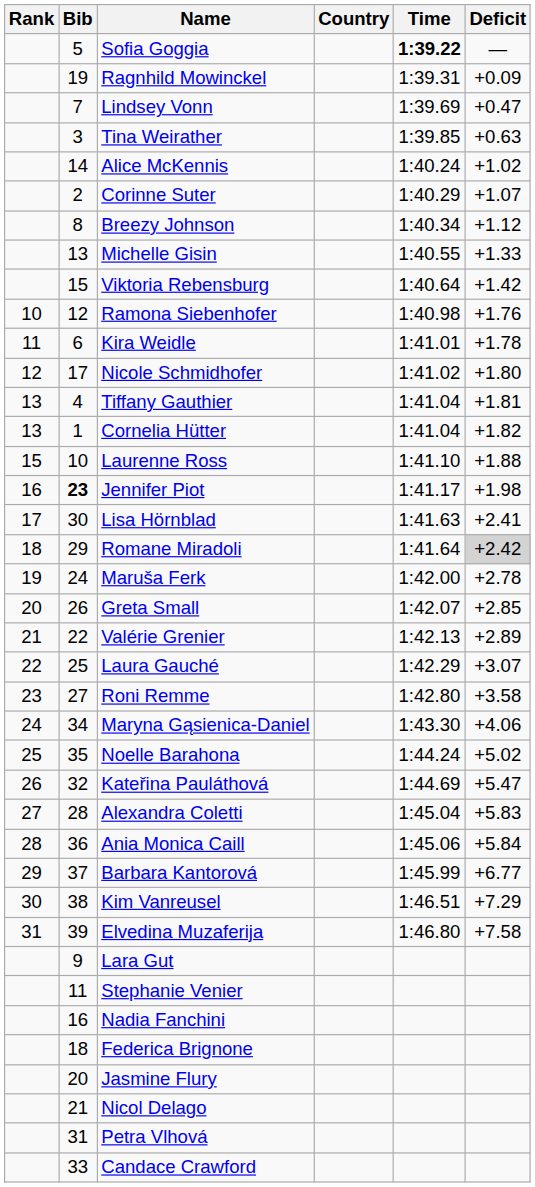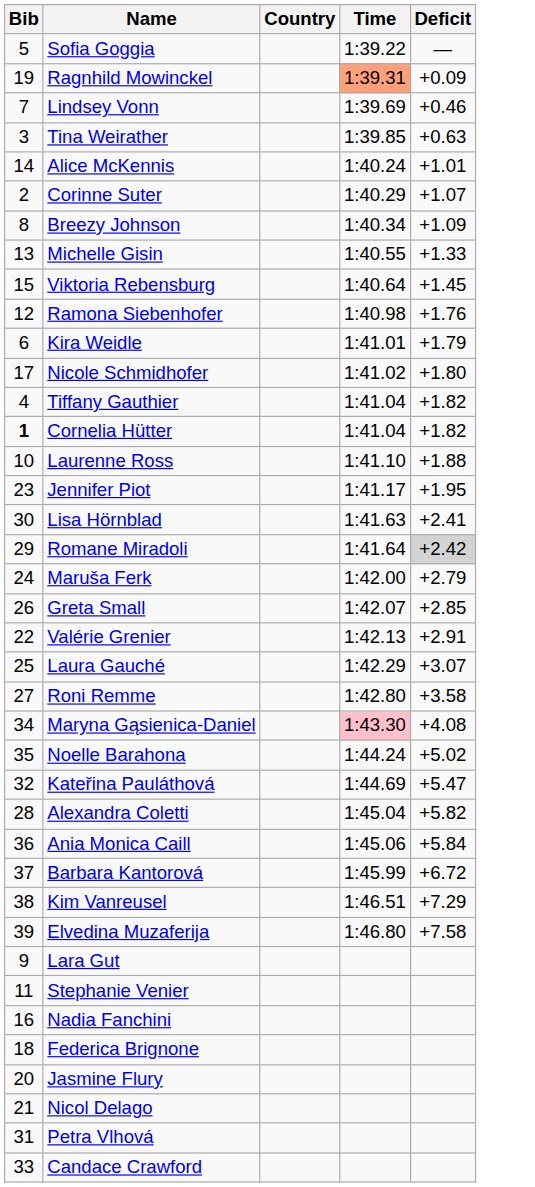- column: (32, 19)
(429, 48) bold -> (375, 48) normal
(429, 78) no background -> (375, 78) lightsalmon background
(498, 107) +0.47 -> (443, 107) +0.46
(498, 166) +1.02 -> (443, 166) +1.01
(498, 225) +1.12 -> (443, 225) +1.09
(498, 284) +1.42 -> (443, 284) +1.45
(498, 343) +1.78 -> (443, 343) +1.79
(498, 401) +1.81 -> (443, 401) +1.82
(78, 431) normal -> (24, 431) bold
(78, 490) bold -> (24, 490) normal
(498, 490) +1.98 -> (443, 490) +1.95
(498, 578) +2.78 -> (443, 578) +2.79
(498, 637) +2.89 -> (443, 637) +2.91
(429, 725) no background -> (375, 725) pink background
(498, 725) +4.06 -> (443, 725) +4.08
(498, 813) +5.83 -> (443, 813) +5.82
(498, 872) +6.77 -> (443, 872) +6.72
